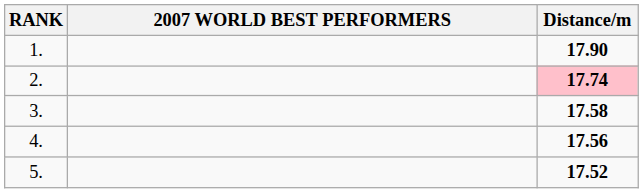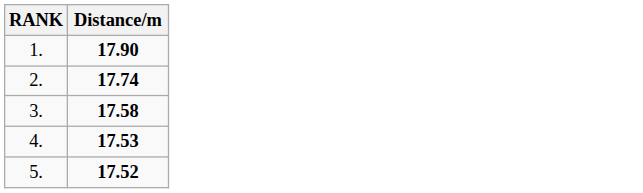- column: (302, 20)
(587, 80) pink background -> (118, 80) no background
(587, 141) 17.56 -> (118, 141) 17.53
